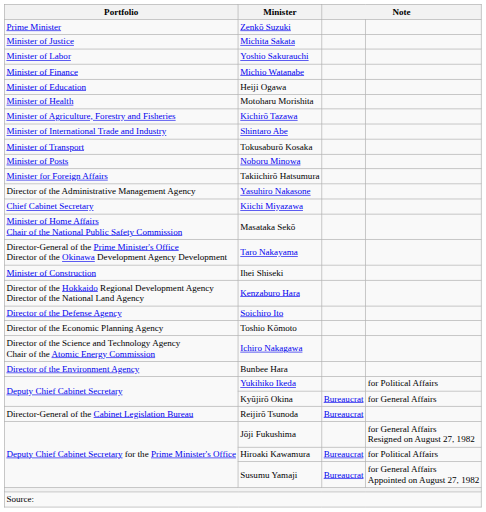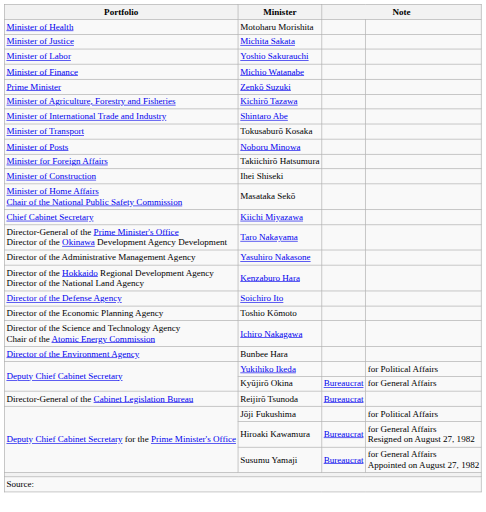rows swapped: (266, 27) <-> (277, 102)
- row: (263, 87)
rows swapped: (262, 273) <-> (275, 191)
rows swapped: (268, 227) <-> (272, 206)
(421, 434) for General Affairs Resigned on August 27, 1982 -> (403, 414) for Political Affairs
(403, 454) for Political Affairs -> (421, 434) for General Affairs Resigned on August 27, 1982
